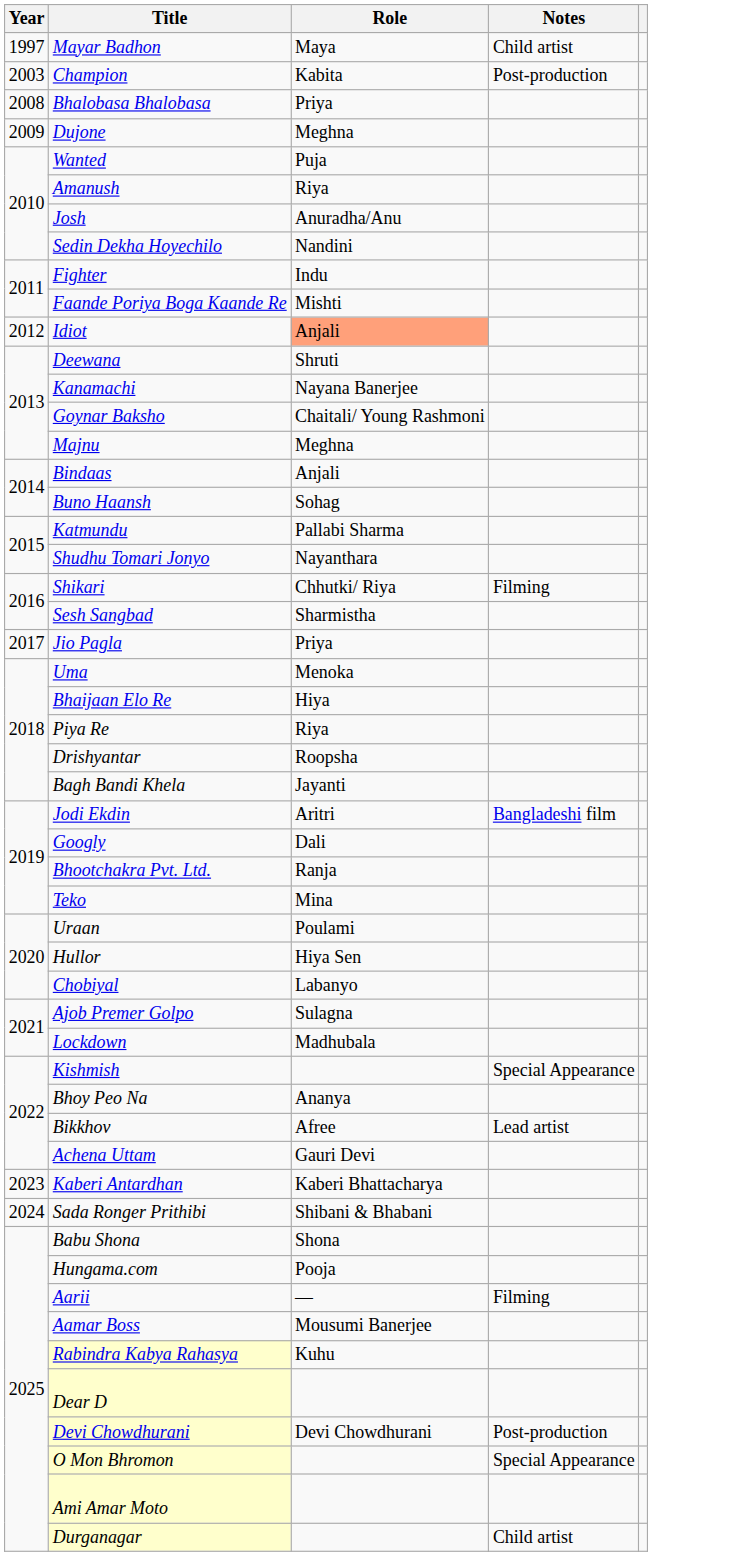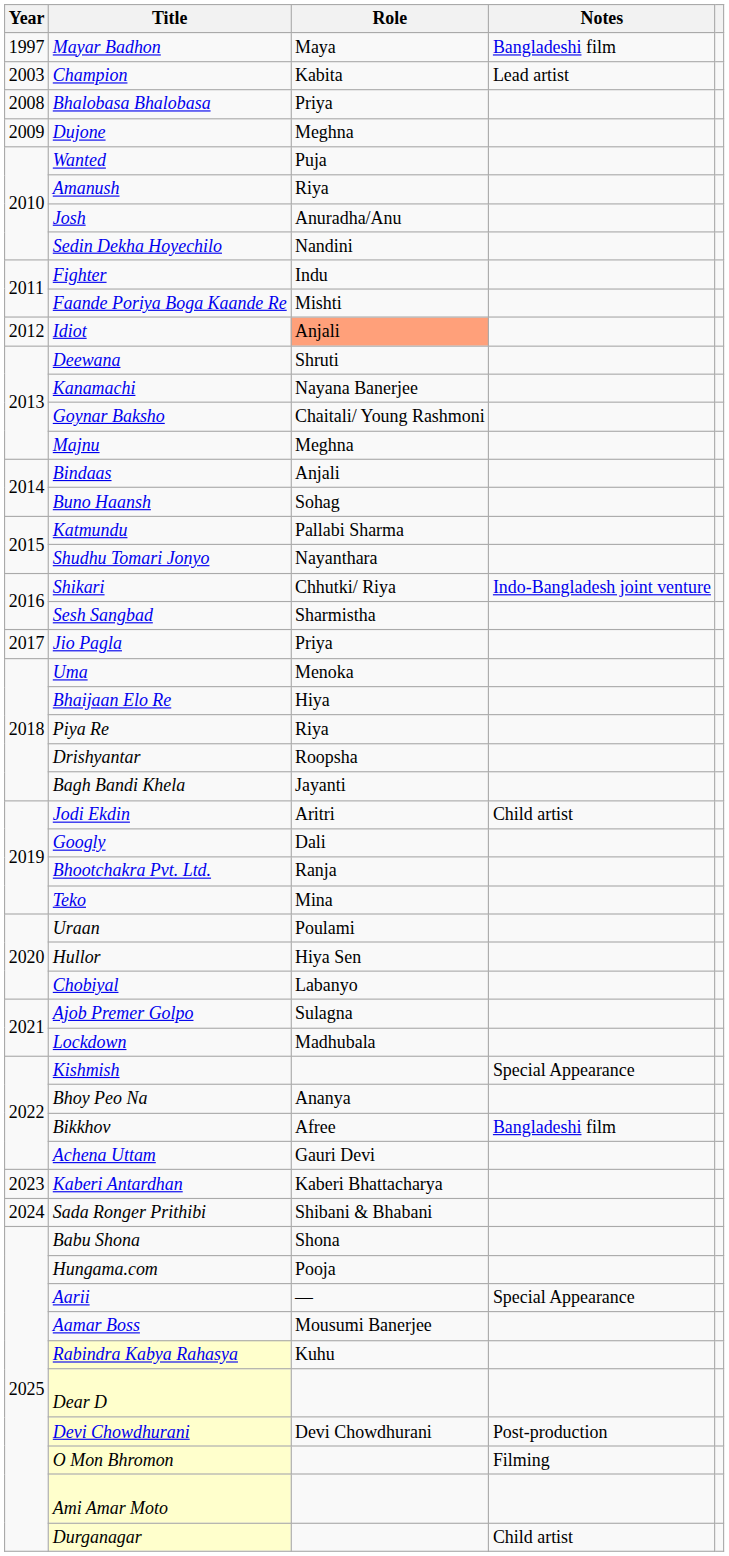(533, 47) Child artist -> (554, 47) Bangladeshi film
(550, 75) Post-production -> (531, 75) Lead artist
(521, 587) Filming -> (602, 587) Indo-Bangladesh joint venture
(554, 814) Bangladeshi film -> (533, 814) Child artist
(531, 1127) Lead artist -> (554, 1127) Bangladeshi film
(521, 1297) Filming -> (564, 1297) Special Appearance
(564, 1459) Special Appearance -> (521, 1459) Filming
